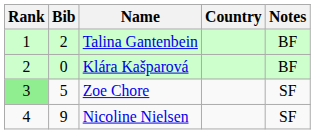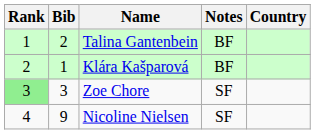columns swapped: (233, 16) <-> (288, 16)
(64, 66) 0 -> (64, 66) 1
(64, 91) 5 -> (64, 91) 3
